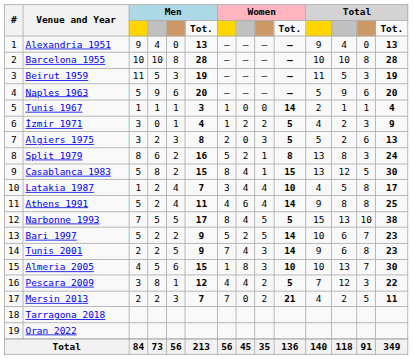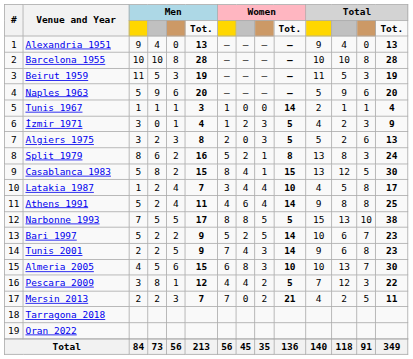(264, 124) 2 -> (264, 124) 3
(246, 219) 4 -> (246, 219) 8
(227, 267) 1 -> (227, 267) 6
